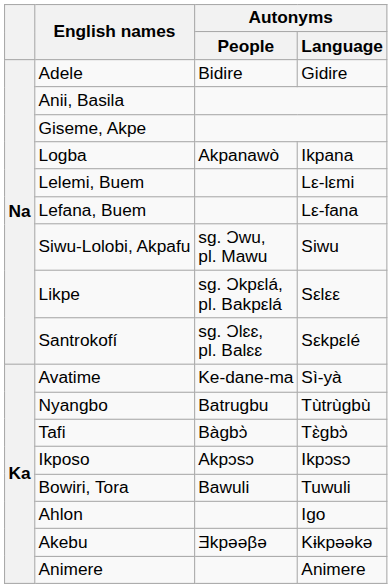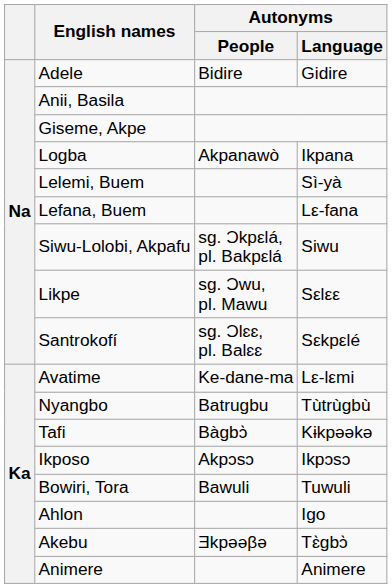(328, 182) Lε-lεmi -> (322, 182) Sì-yà
(233, 247) sg. Ɔwu, pl. Mawu -> (241, 247) sg. Ɔkpεlá, pl. Bakpεlá
(241, 294) sg. Ɔkpεlá, pl. Bakpεlá -> (233, 294) sg. Ɔwu, pl. Mawu
(322, 377) Sì-yà -> (328, 377) Lε-lεmi
(325, 432) Tɛ̀gbɔ̀ -> (337, 432) Kɨkpǝǝkǝ
(337, 542) Kɨkpǝǝkǝ -> (325, 542) Tɛ̀gbɔ̀
